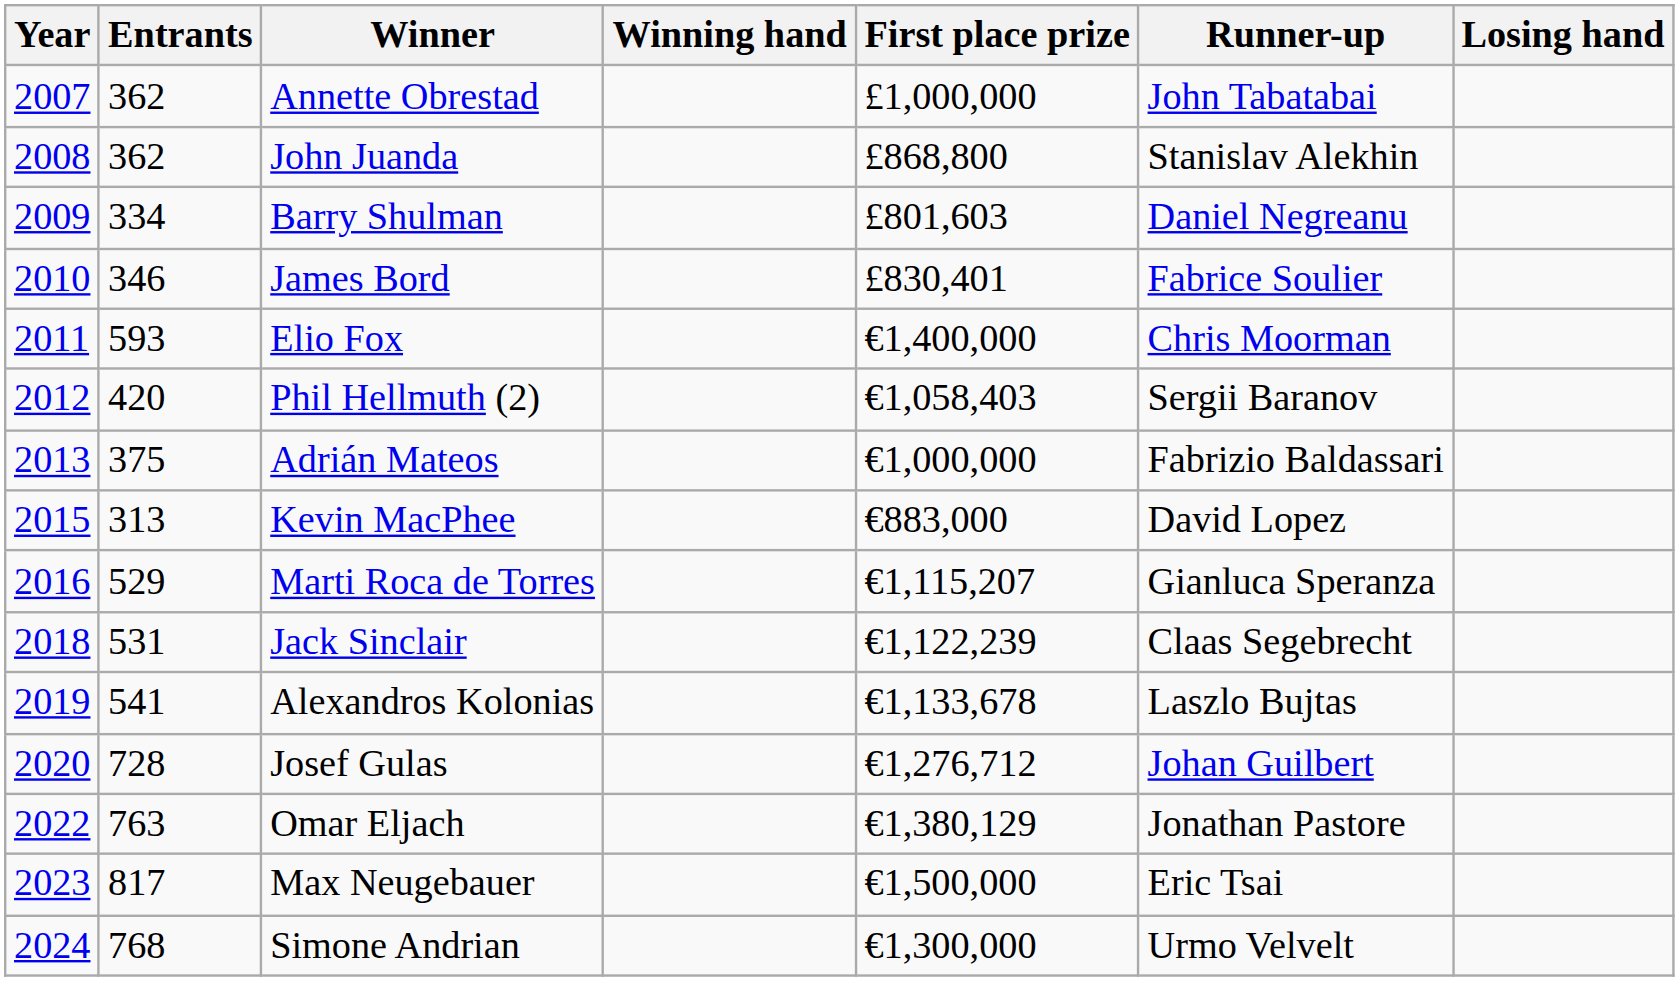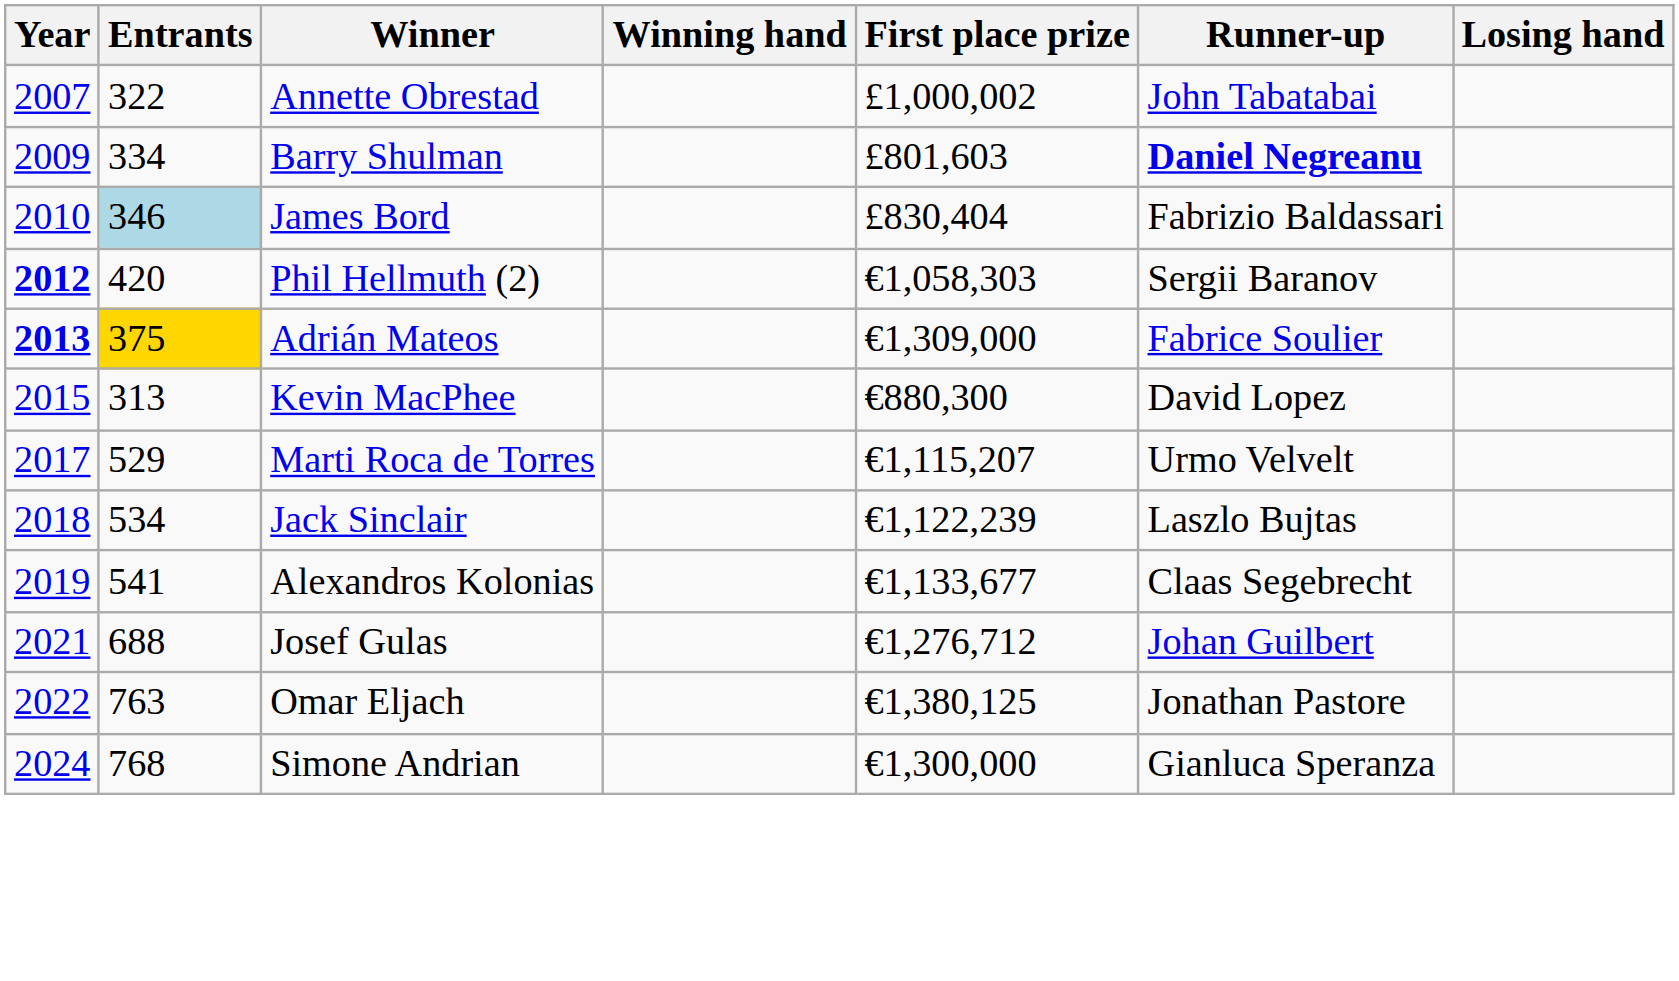(137, 95) 362 -> (137, 95) 322
(950, 95) £1,000,000 -> (950, 95) £1,000,002
- row: (364, 156)
(1278, 216) normal -> (1285, 156) bold
(137, 277) no background -> (137, 216) lightblue background
(936, 277) £830,401 -> (936, 216) £830,404
(1265, 277) Fabrice Soulier -> (1296, 216) Fabrizio Baldassari
- row: (337, 338)
(52, 398) normal -> (52, 277) bold
(950, 398) €1,058,403 -> (950, 277) €1,058,303
(52, 459) normal -> (52, 338) bold
(137, 459) no background -> (137, 338) gold background
(950, 459) €1,000,000 -> (950, 338) €1,309,000
(1296, 459) Fabrizio Baldassari -> (1265, 338) Fabrice Soulier
(936, 519) €883,000 -> (936, 398) €880,300
(52, 580) 2016 -> (52, 459) 2017
(1291, 580) Gianluca Speranza -> (1251, 459) Urmo Velvelt
(137, 641) 531 -> (137, 519) 534
(1280, 641) Claas Segebrecht -> (1252, 519) Laszlo Bujtas
(950, 701) €1,133,678 -> (950, 580) €1,133,677
(1252, 701) Laszlo Bujtas -> (1280, 580) Claas Segebrecht
(52, 762) 2020 -> (52, 641) 2021
(137, 762) 728 -> (137, 641) 688
(950, 823) €1,380,129 -> (950, 701) €1,380,125
- row: (402, 883)
(1251, 944) Urmo Velvelt -> (1291, 762) Gianluca Speranza
